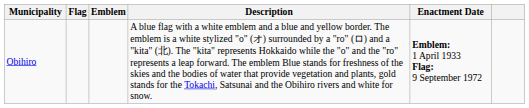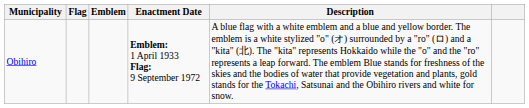columns swapped: (451, 12) <-> (269, 12)
